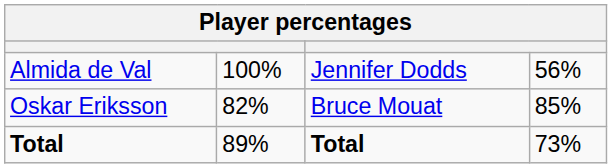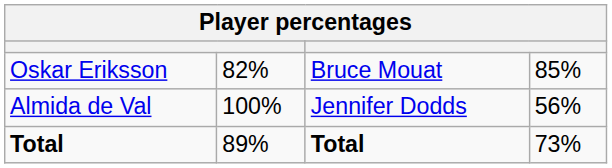rows swapped: (81, 70) <-> (89, 107)
